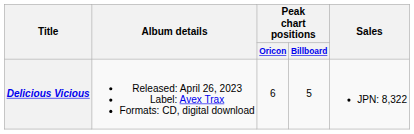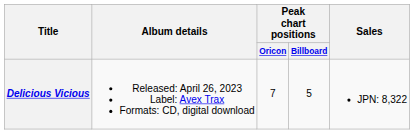(273, 94) 6 -> (273, 94) 7
